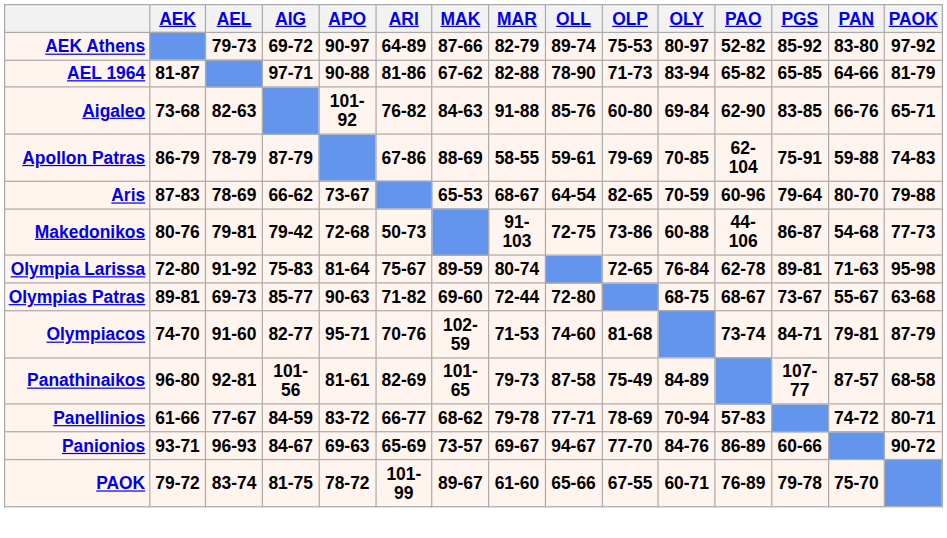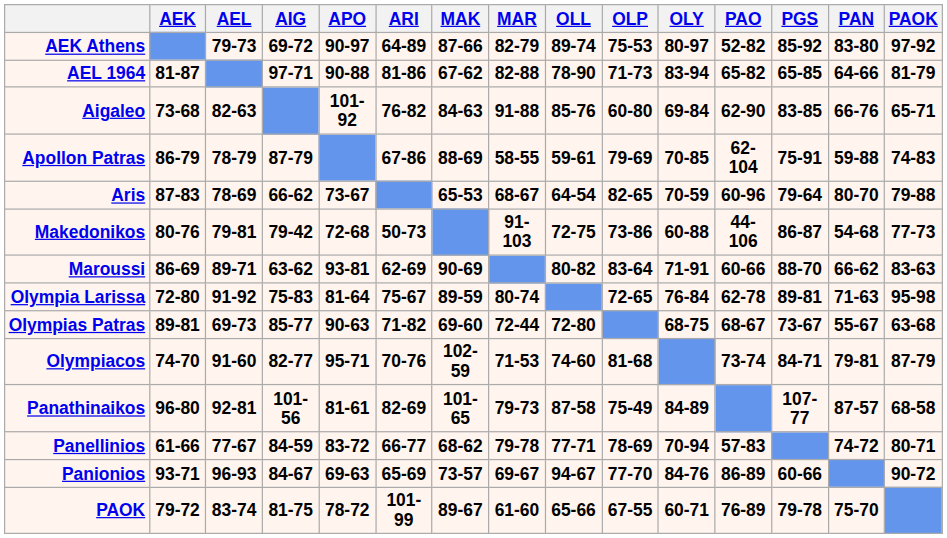+ row: (107, 270)
